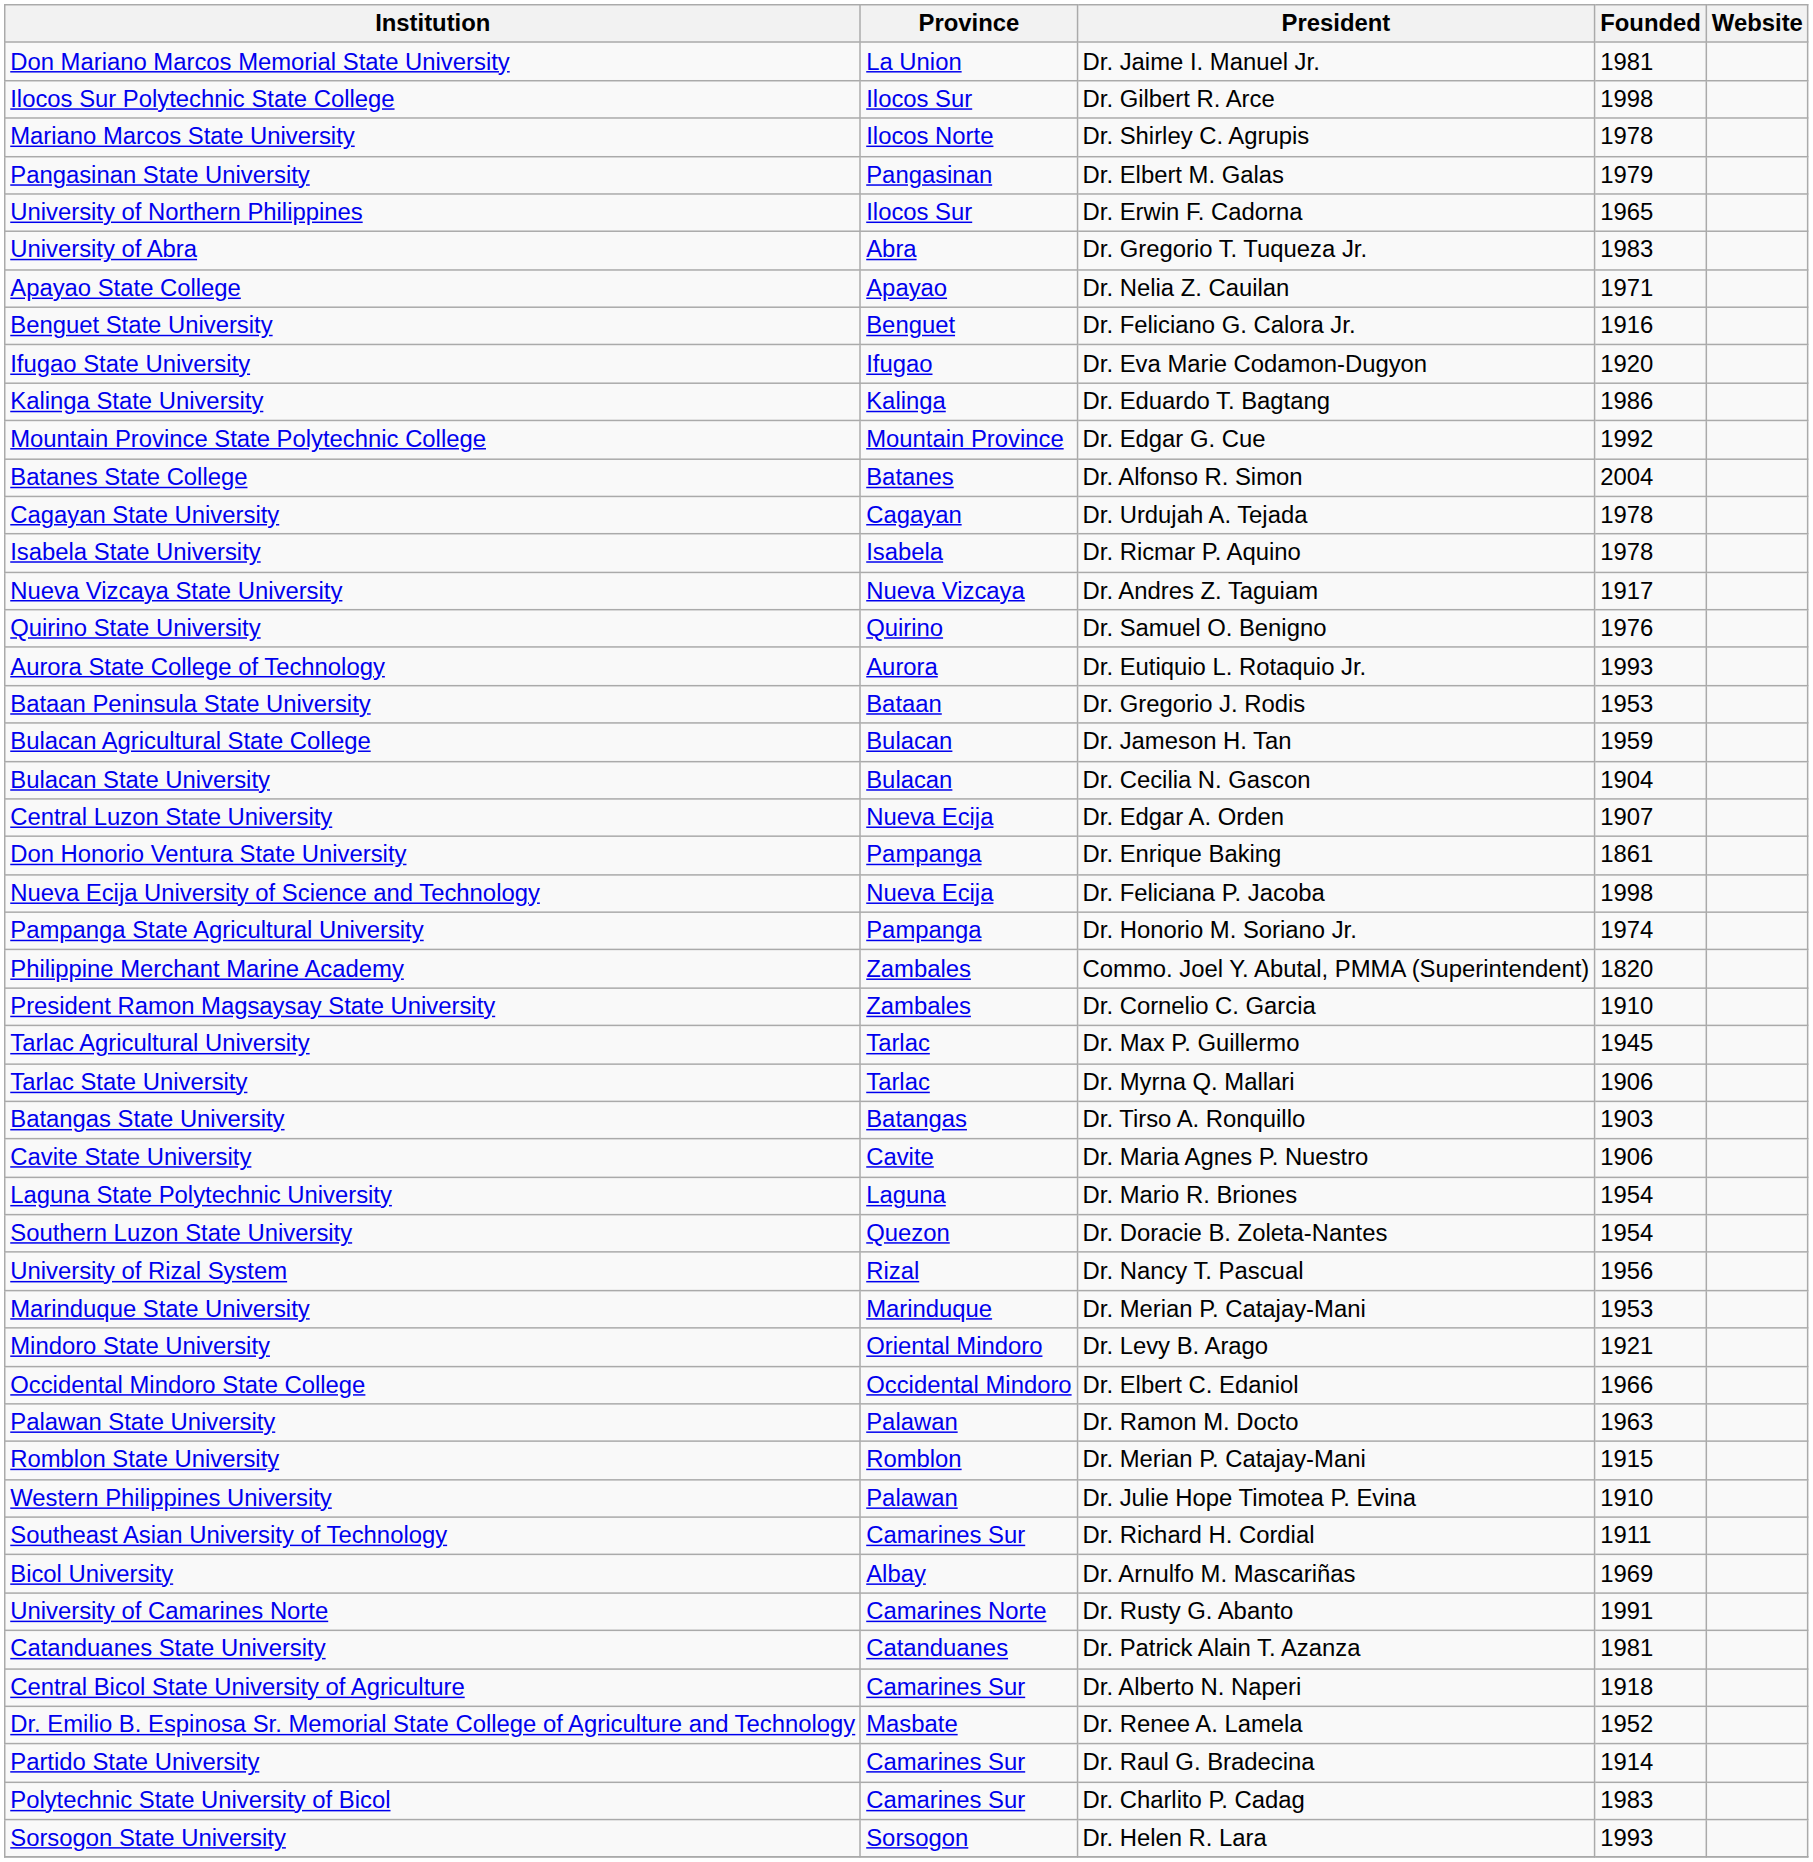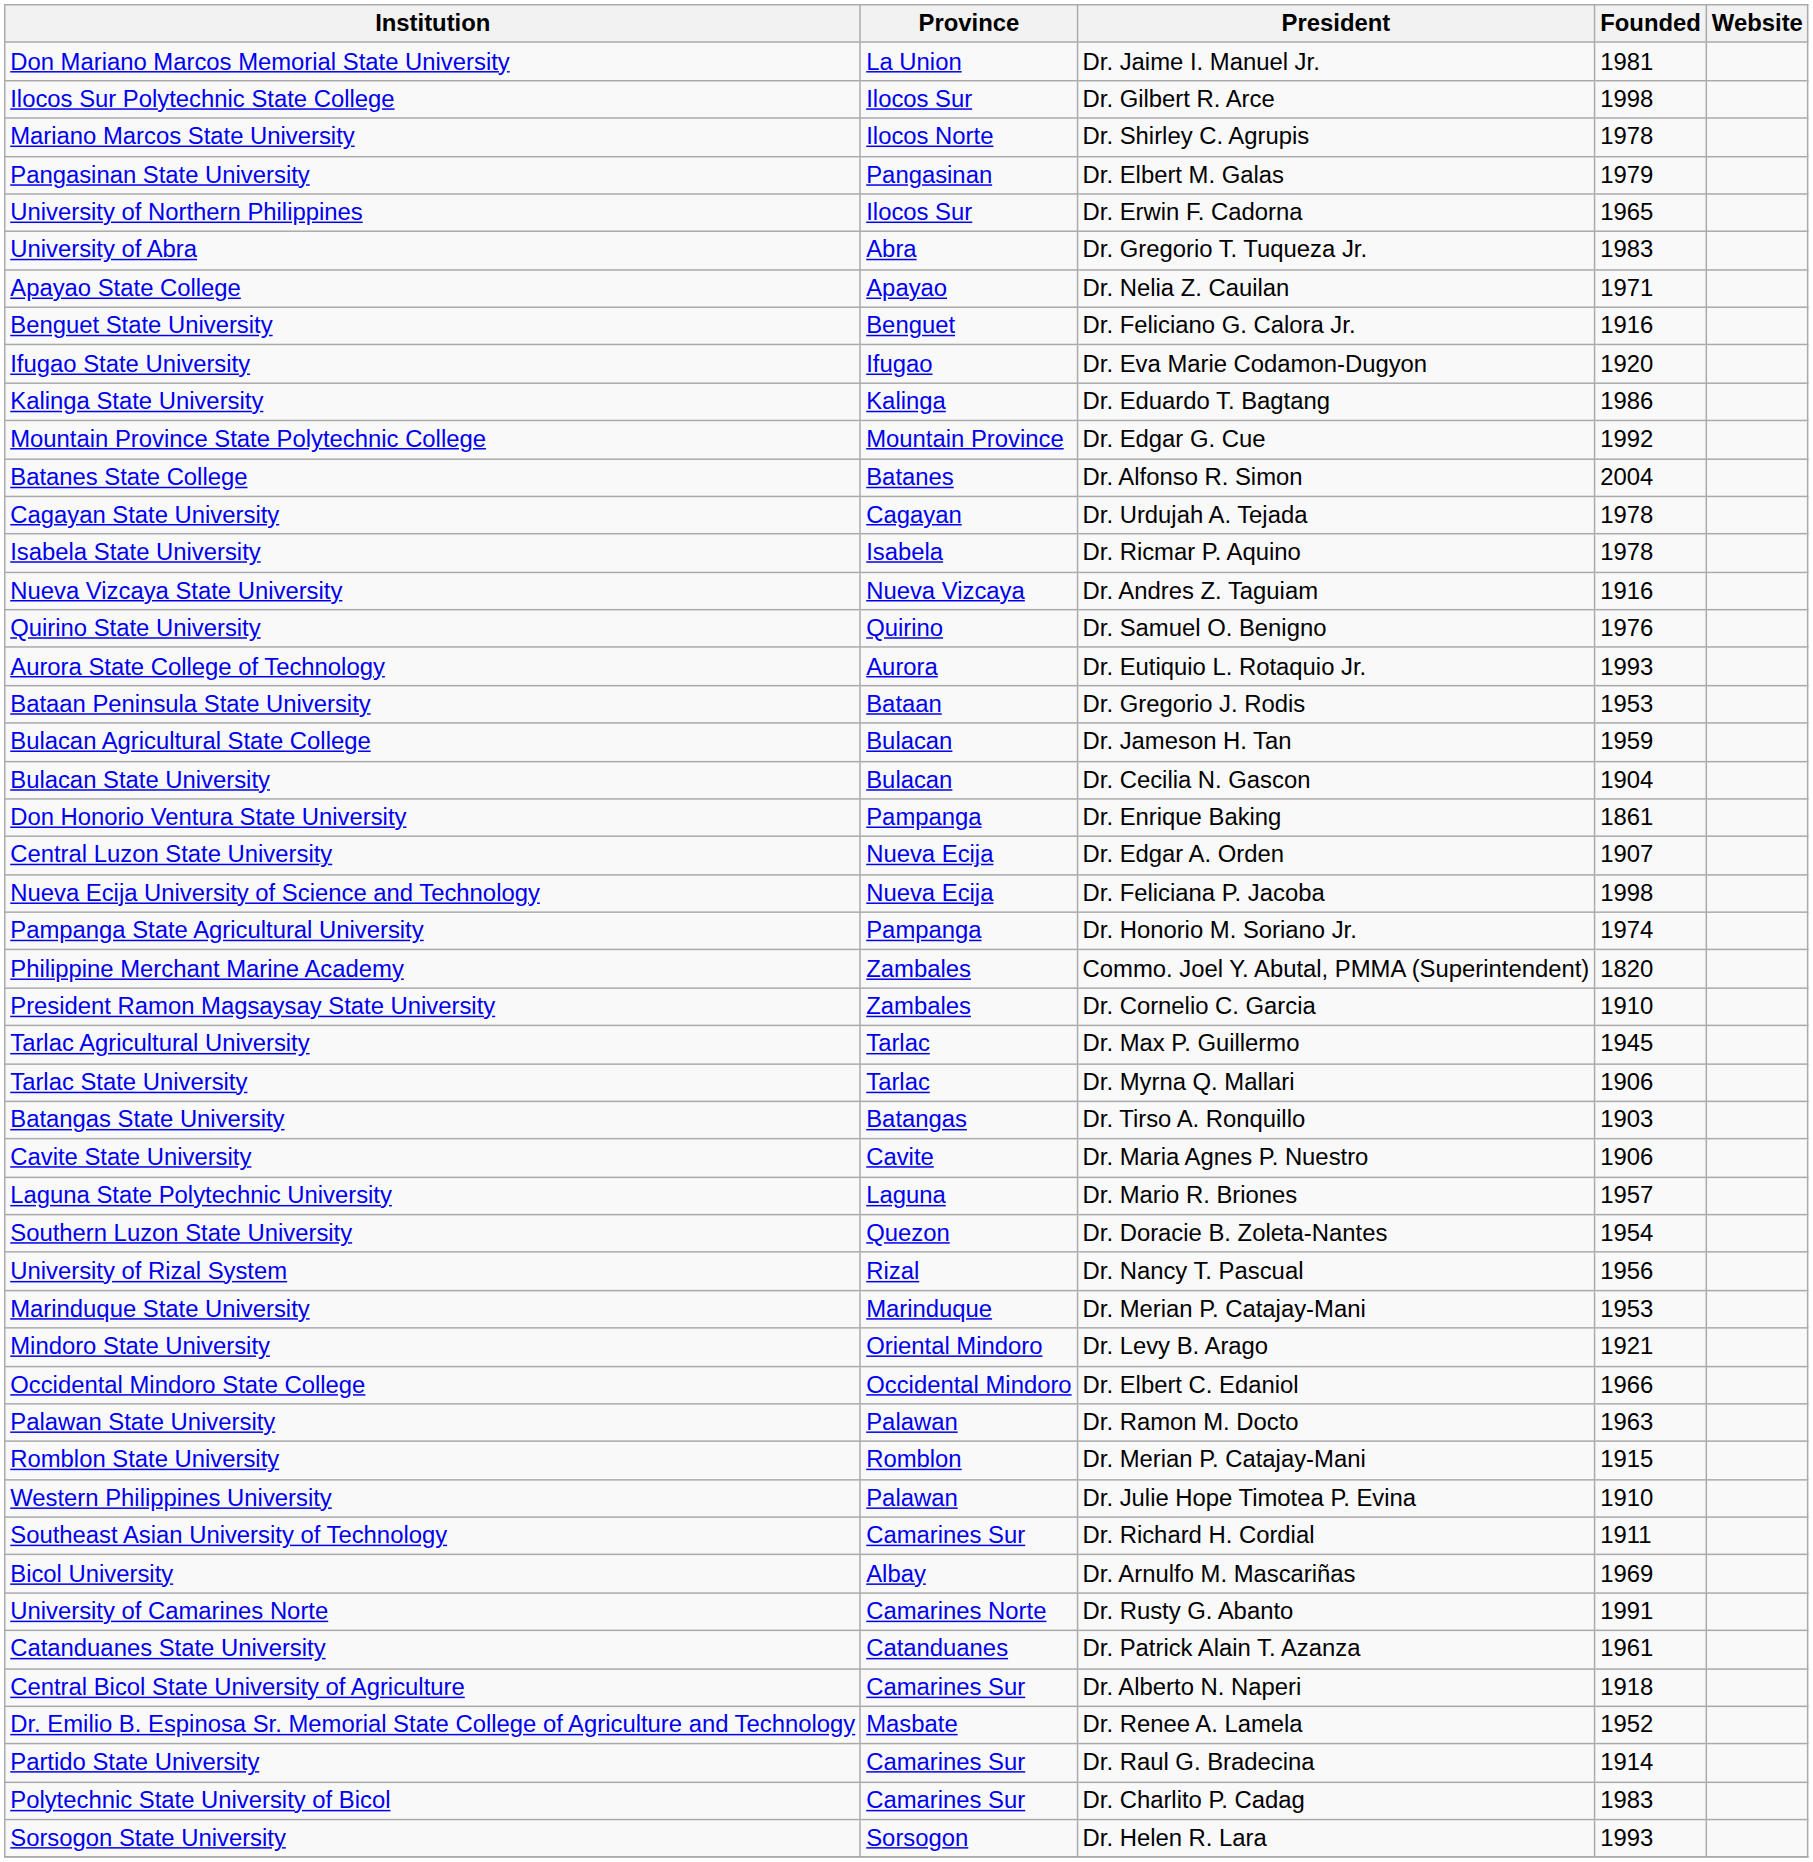(1627, 590) 1917 -> (1627, 590) 1916
rows swapped: (171, 817) <-> (208, 855)
(1627, 1195) 1954 -> (1627, 1195) 1957
(1627, 1649) 1981 -> (1627, 1649) 1961
